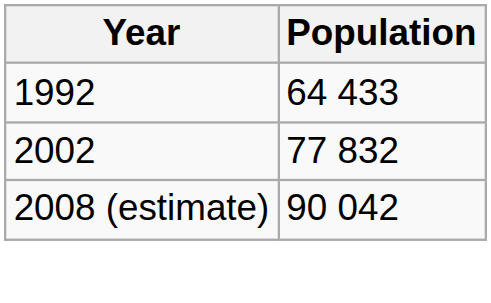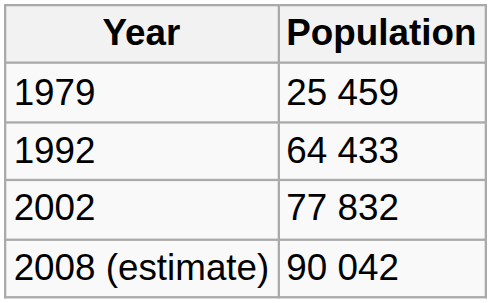+ row: (55, 92)
